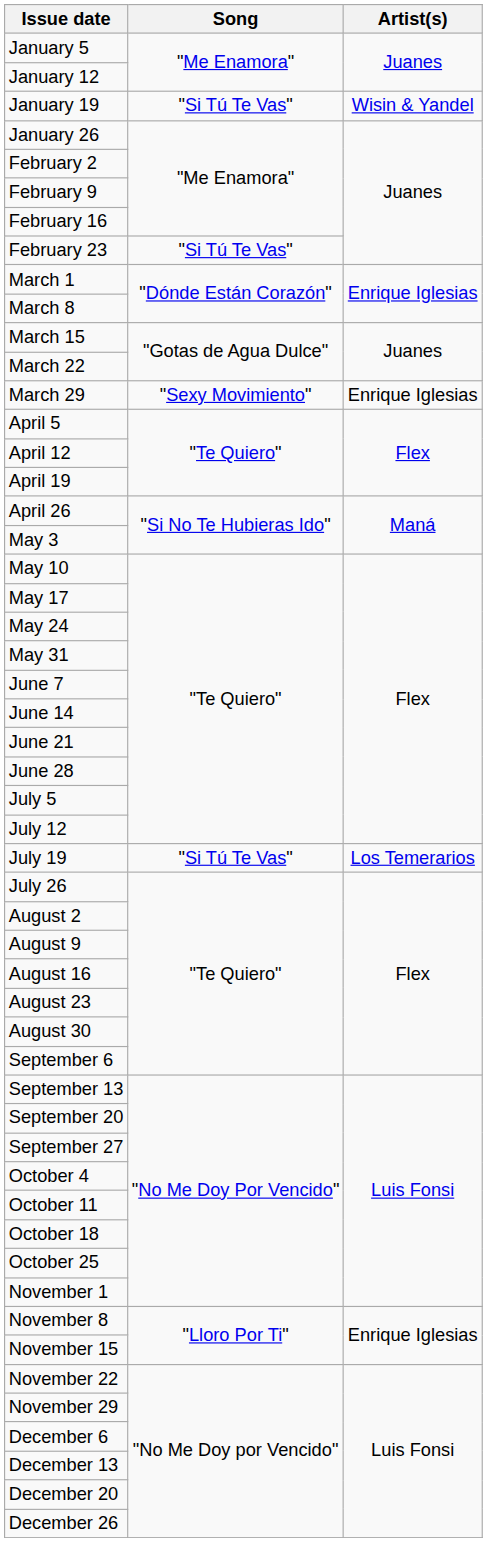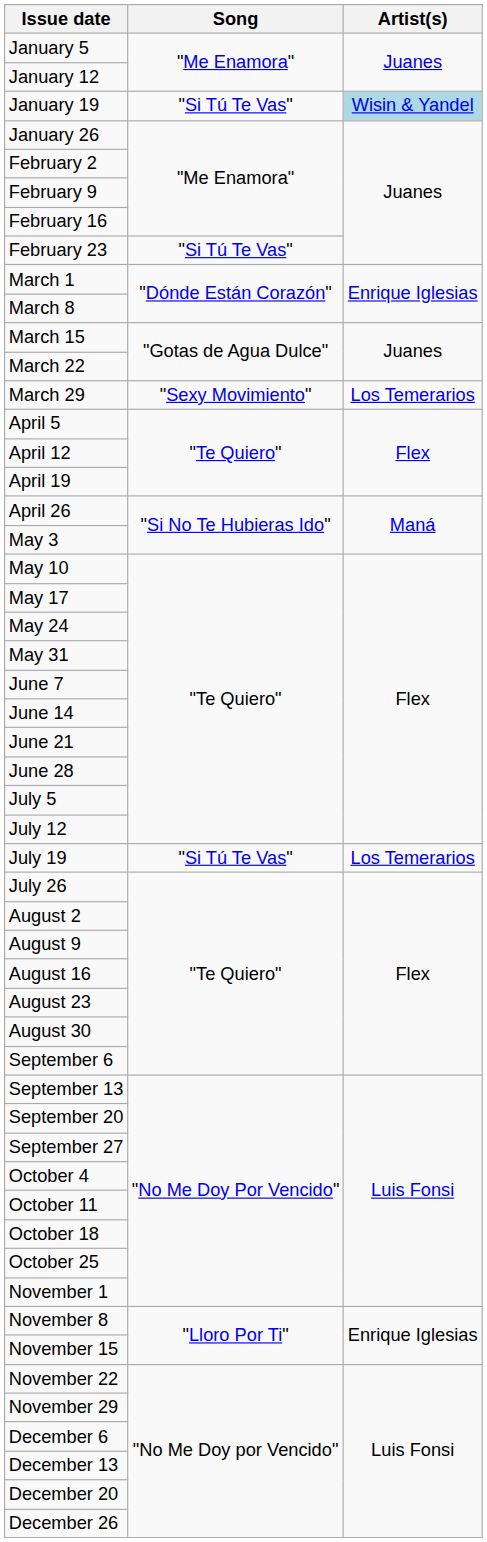(413, 105) no background -> (413, 105) lightblue background
(413, 395) Enrique Iglesias -> (413, 395) Los Temerarios
